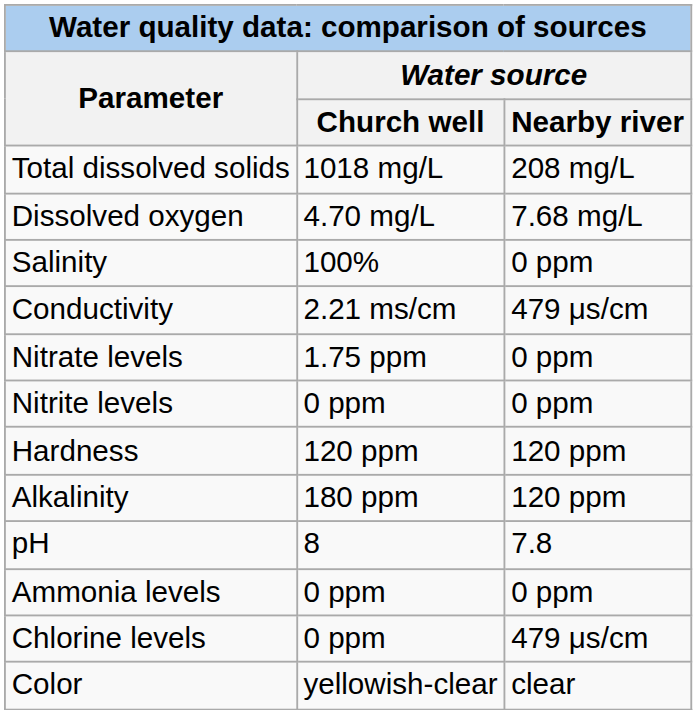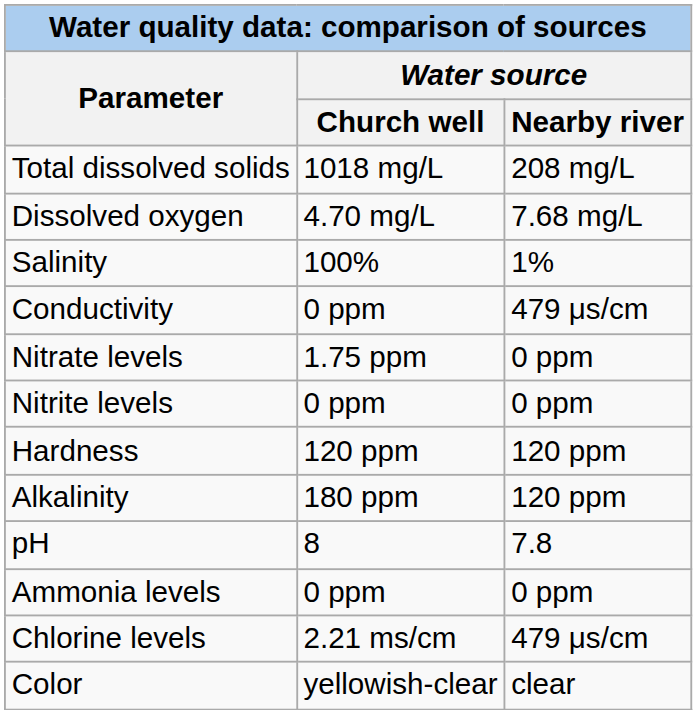(552, 262) 0 ppm -> (533, 262) 1%
(380, 309) 2.21 ms/cm -> (345, 309) 0 ppm
(345, 638) 0 ppm -> (380, 638) 2.21 ms/cm
